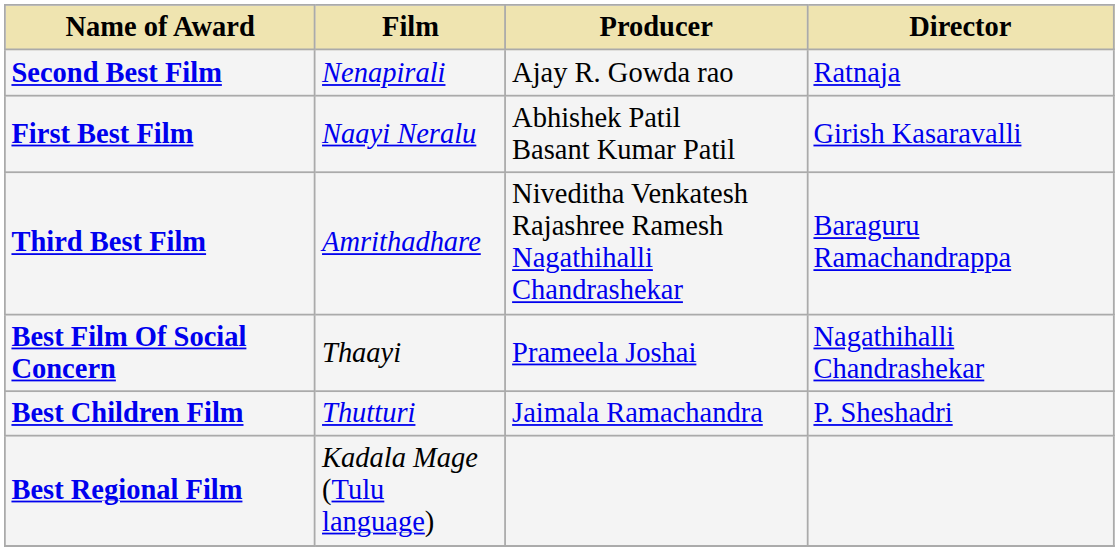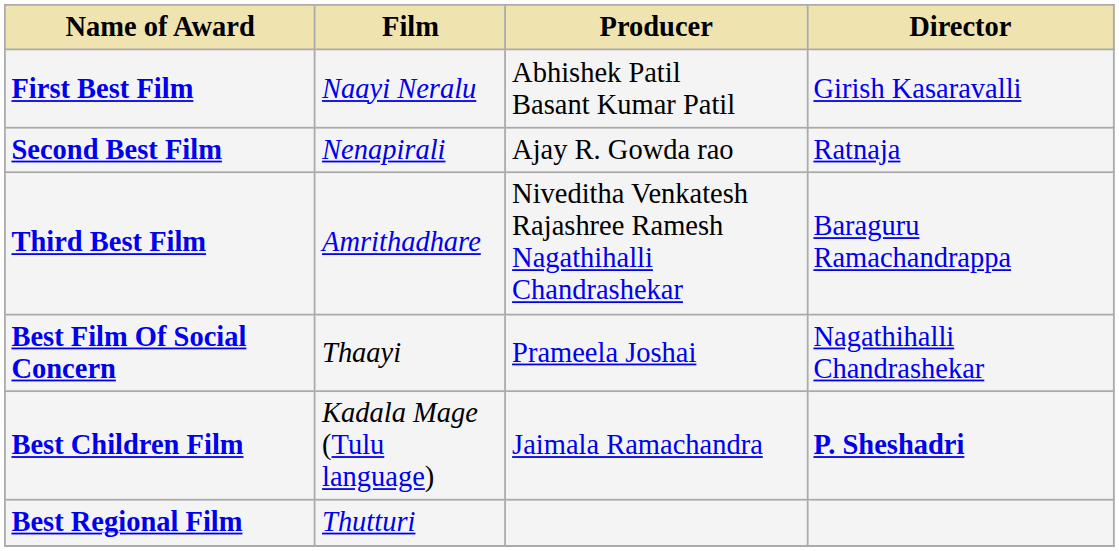rows swapped: (102, 133) <-> (117, 72)
(369, 413) Thutturi -> (400, 445) Kadala Mage (Tulu language)
(883, 413) normal -> (889, 445) bold
(400, 490) Kadala Mage (Tulu language) -> (369, 522) Thutturi
